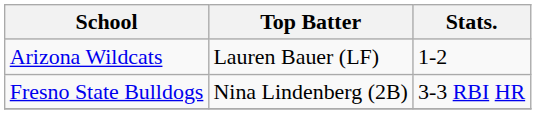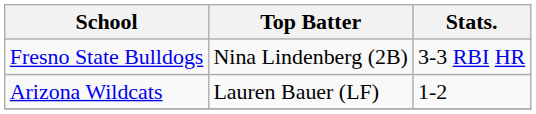rows swapped: (107, 91) <-> (86, 56)
